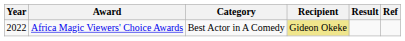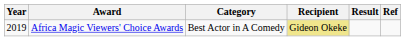(17, 28) 2022 -> (17, 28) 2019
